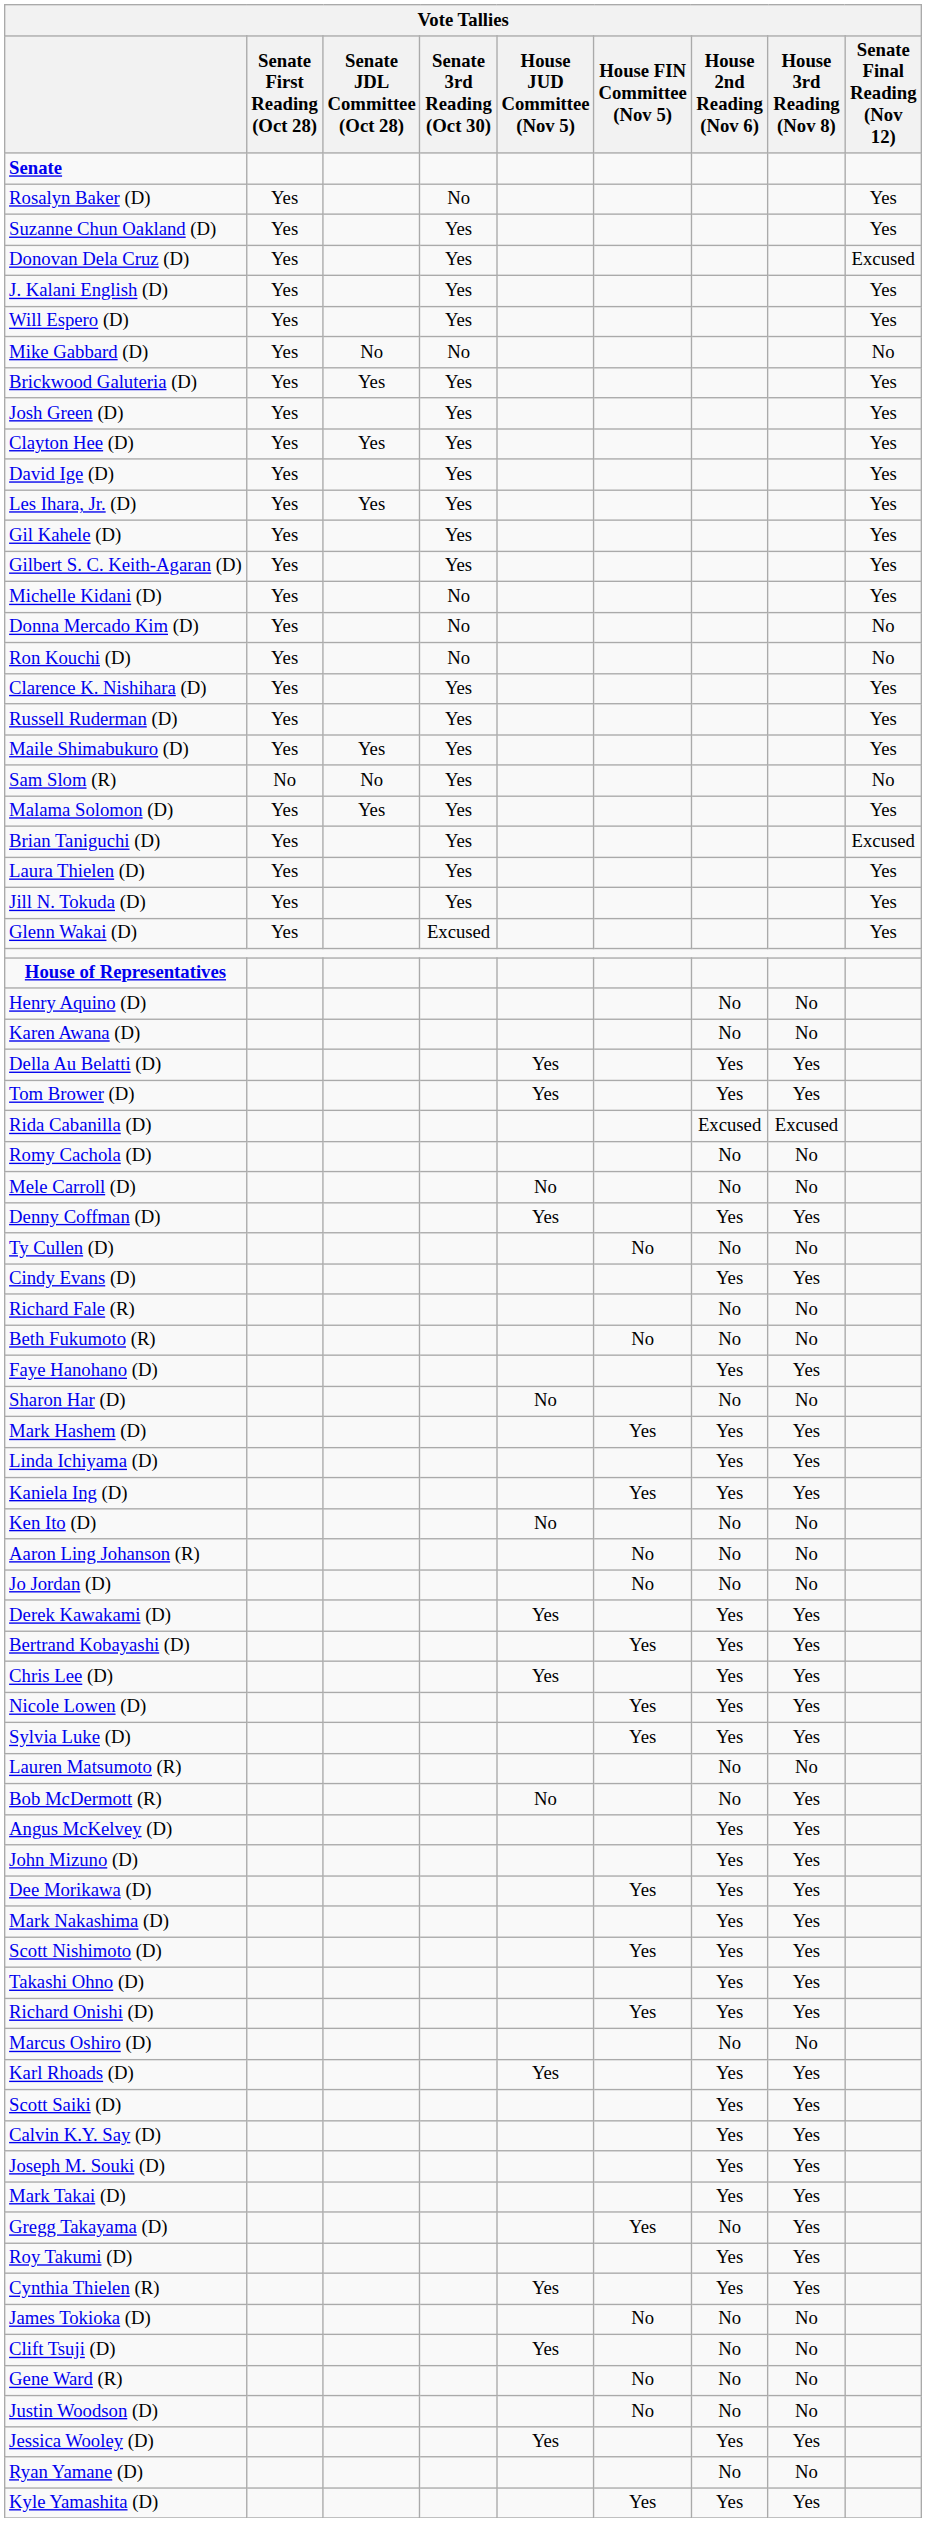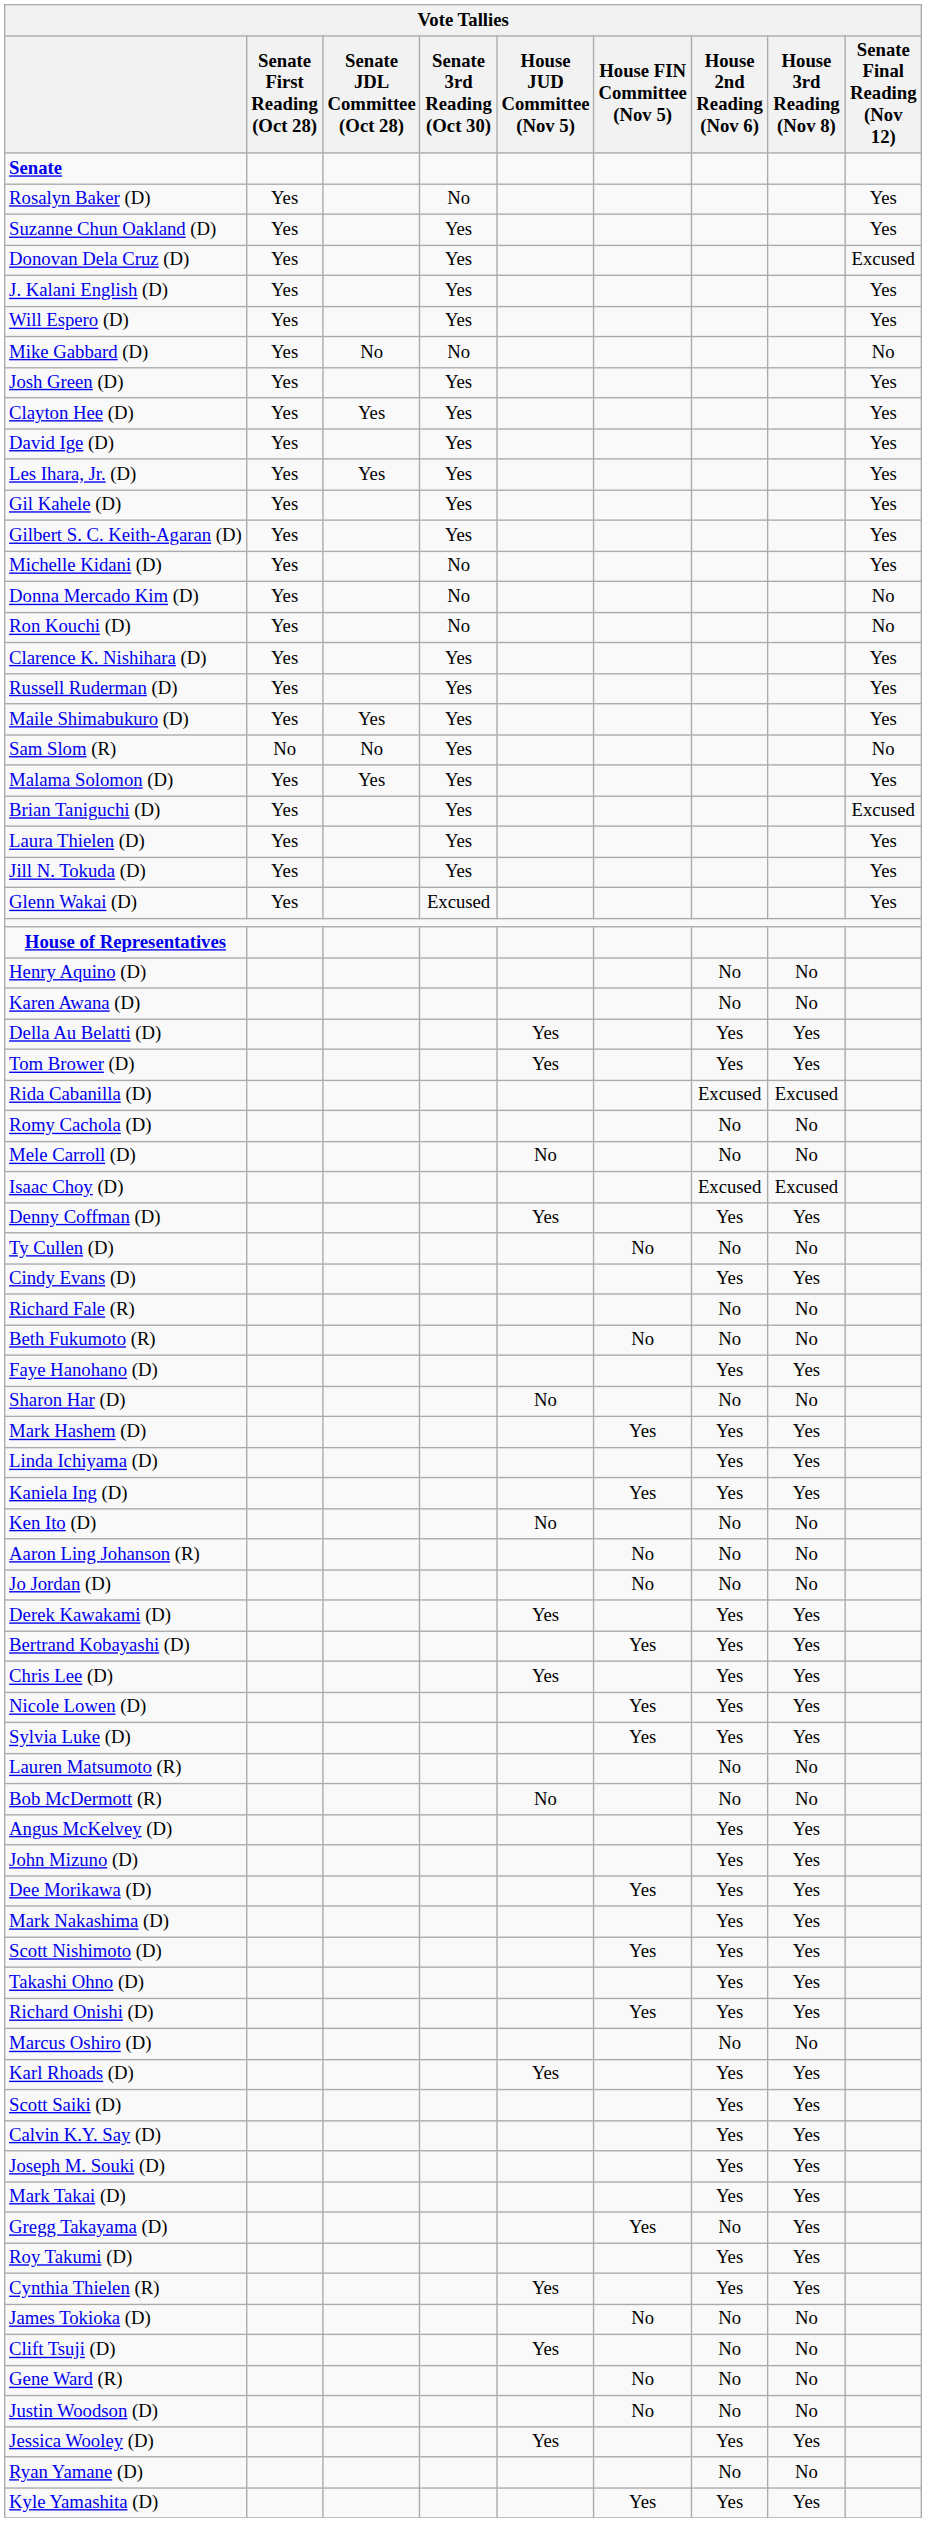- row: (103, 381)
+ row: (66, 1186)
(806, 1798) Yes -> (806, 1798) No
